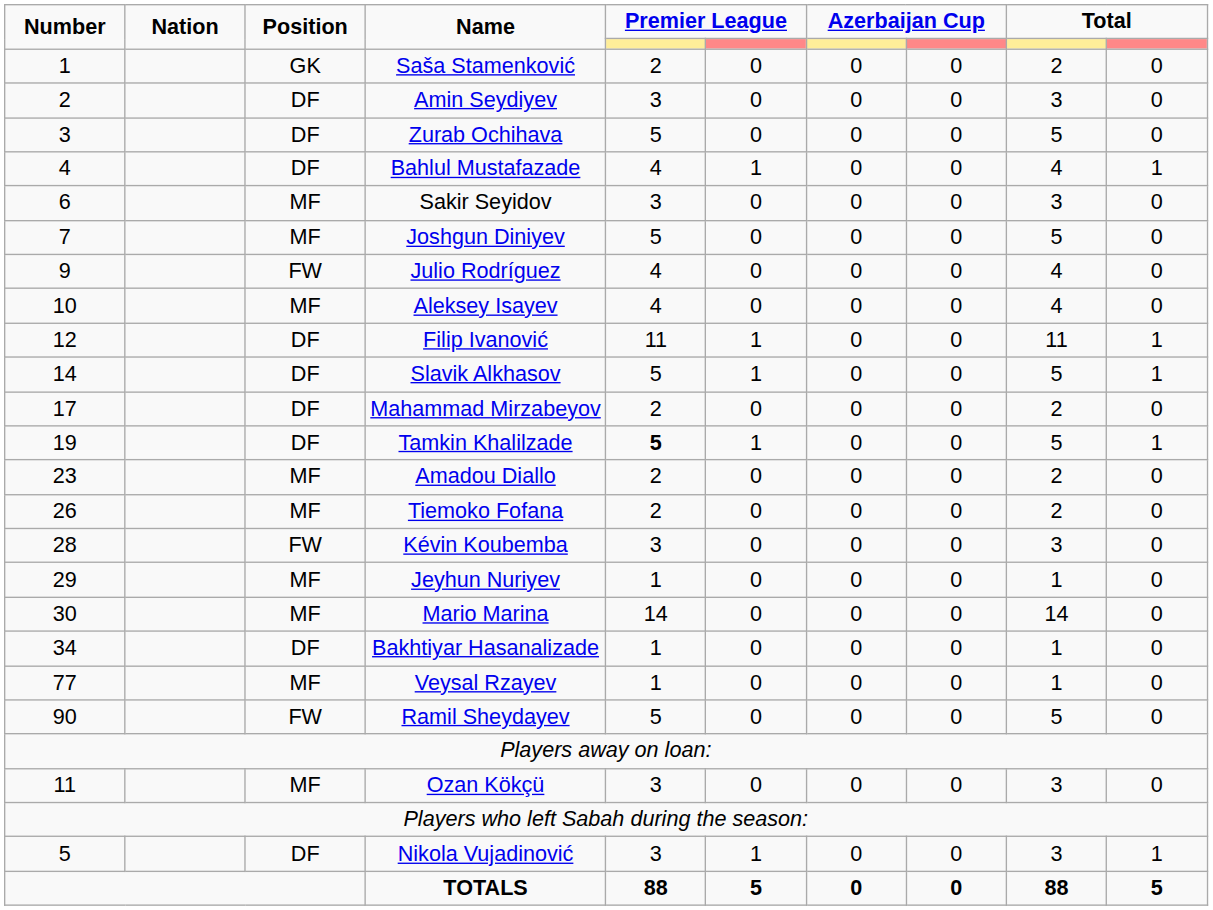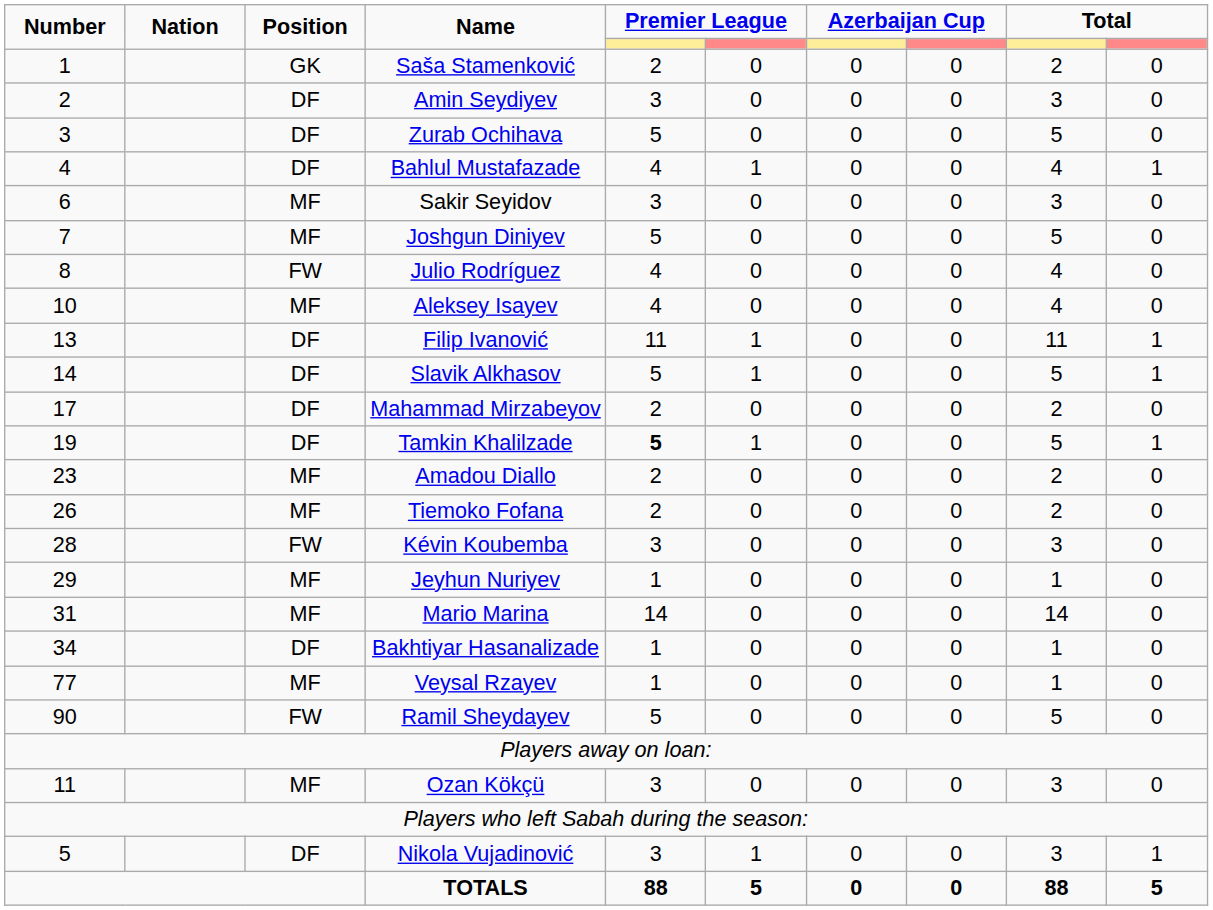(65, 271) 9 -> (65, 271) 8
(65, 339) 12 -> (65, 339) 13
(65, 613) 30 -> (65, 613) 31
